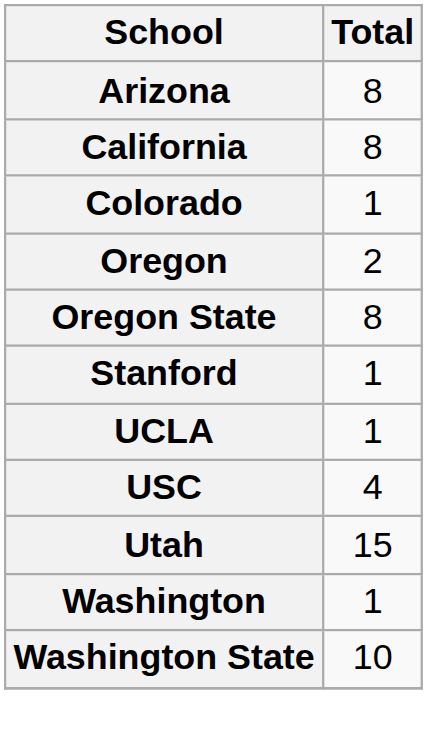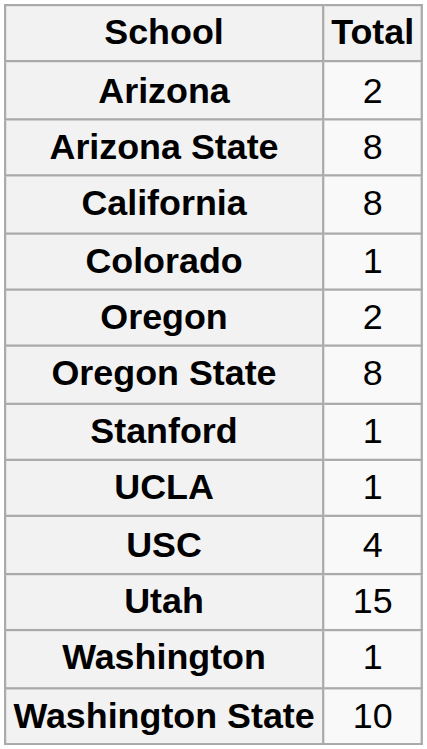(373, 89) 8 -> (373, 89) 2
+ row: (164, 146)
